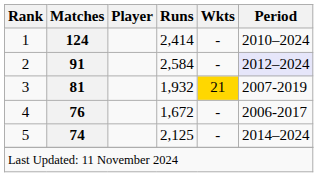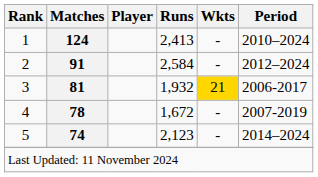(177, 40) 2,414 -> (177, 40) 2,413
(276, 64) lavender background -> (276, 64) no background
(274, 87) 2007-2019 -> (274, 87) 2006-2017
(77, 111) 76 -> (77, 111) 78
(274, 111) 2006-2017 -> (274, 111) 2007-2019
(177, 135) 2,125 -> (177, 135) 2,123
